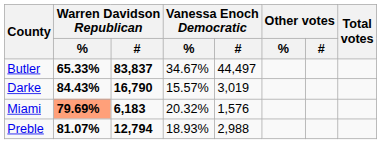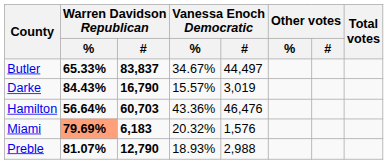+ row: (32, 108)
(133, 128) 12,794 -> (139, 149) 12,790
